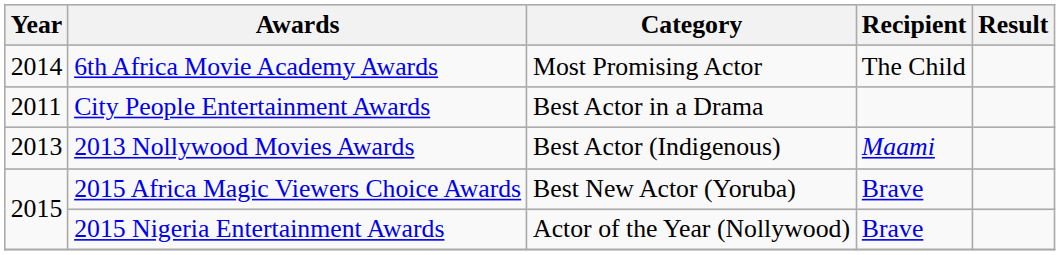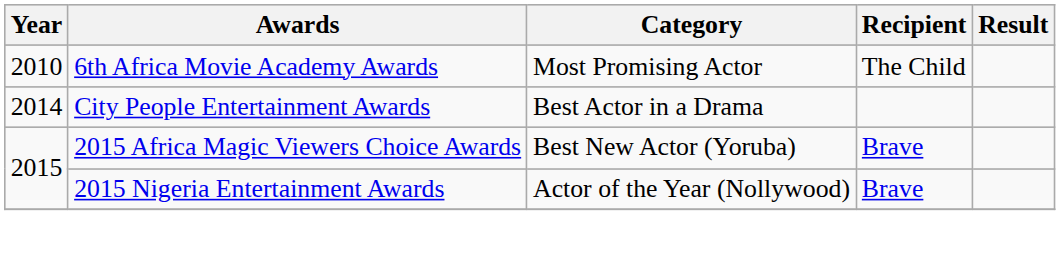(37, 65) 2014 -> (37, 65) 2010
(36, 106) 2011 -> (37, 106) 2014
- row: (244, 147)
